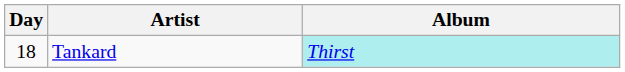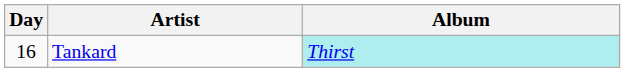(26, 51) 18 -> (26, 51) 16
